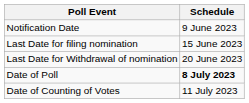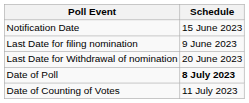(209, 28) 9 June 2023 -> (212, 28) 15 June 2023
(212, 43) 15 June 2023 -> (209, 43) 9 June 2023
